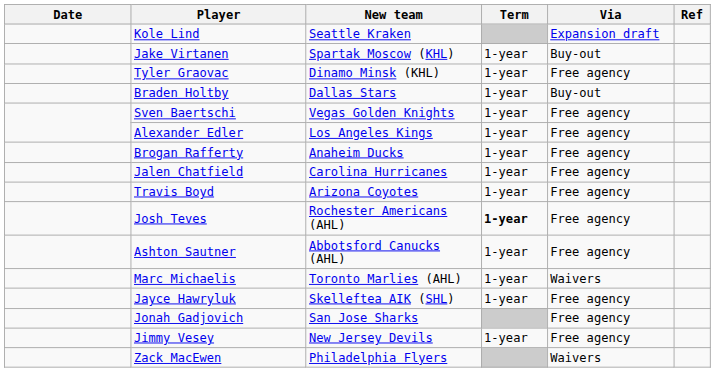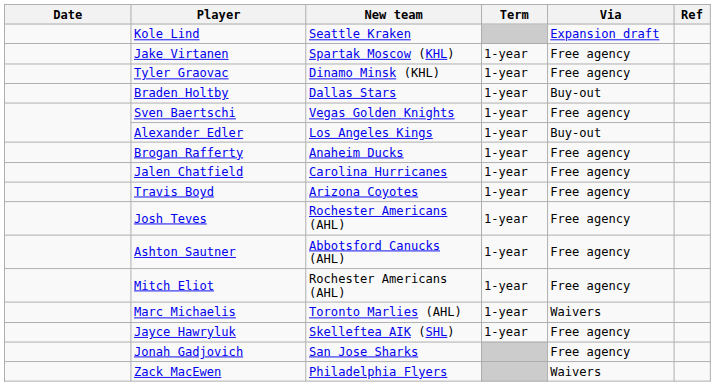(576, 54) Buy-out -> (590, 54) Free agency
(590, 133) Free agency -> (576, 133) Buy-out
(506, 218) bold -> (506, 218) normal
+ row: (174, 286)
- row: (174, 338)
